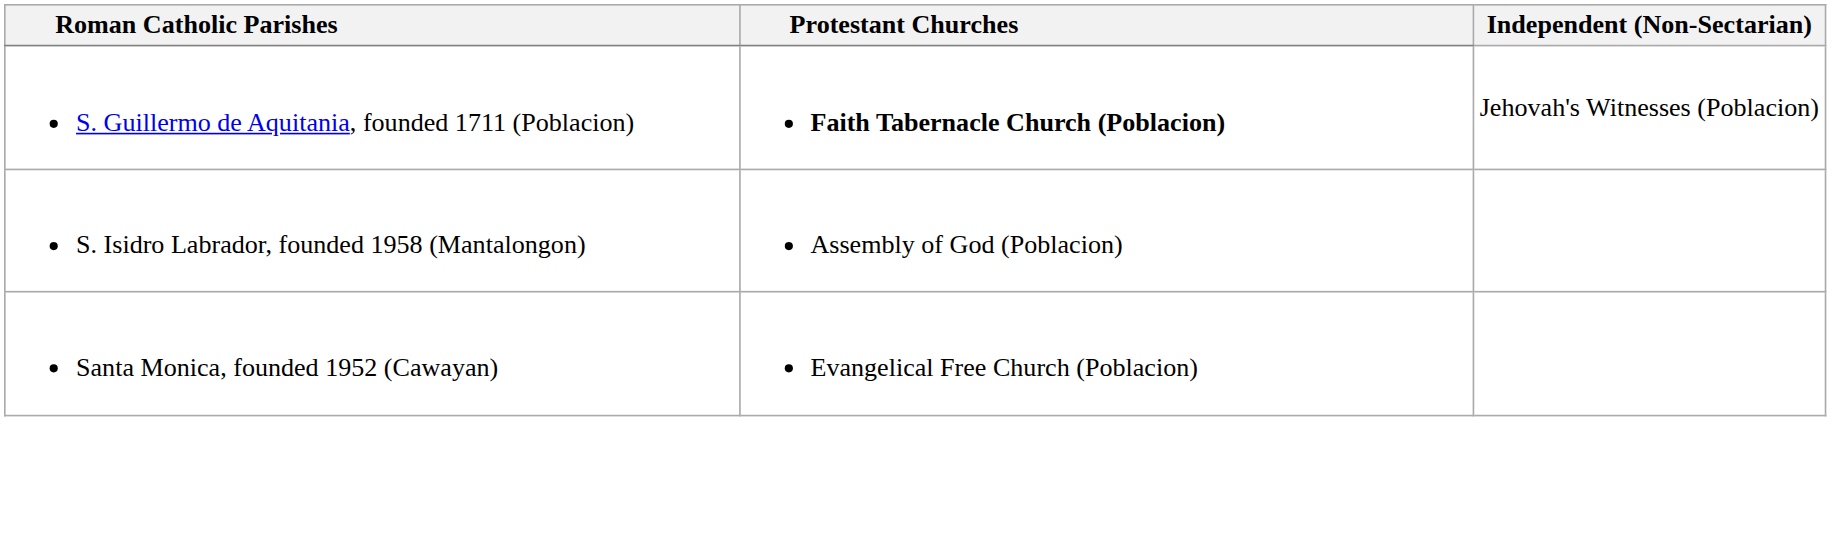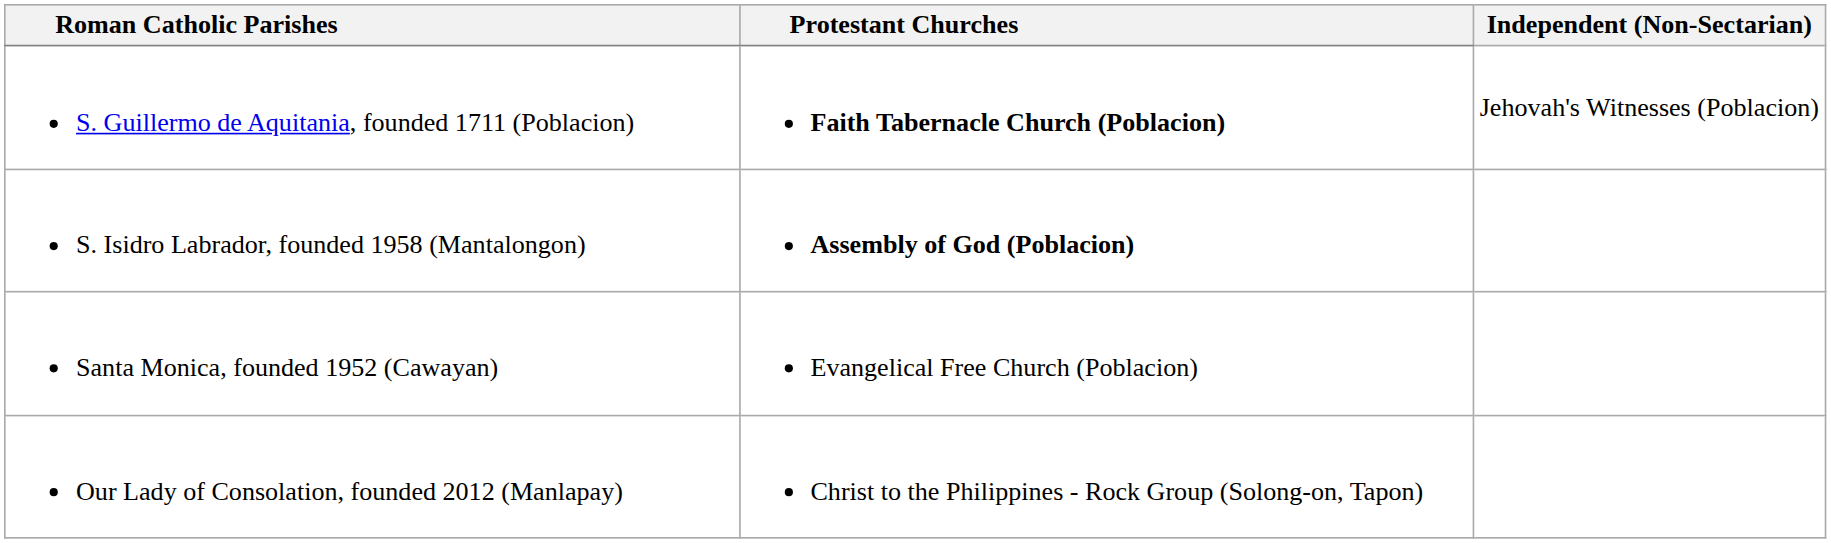(1106, 245) normal -> (1106, 245) bold
+ row: (372, 491)
